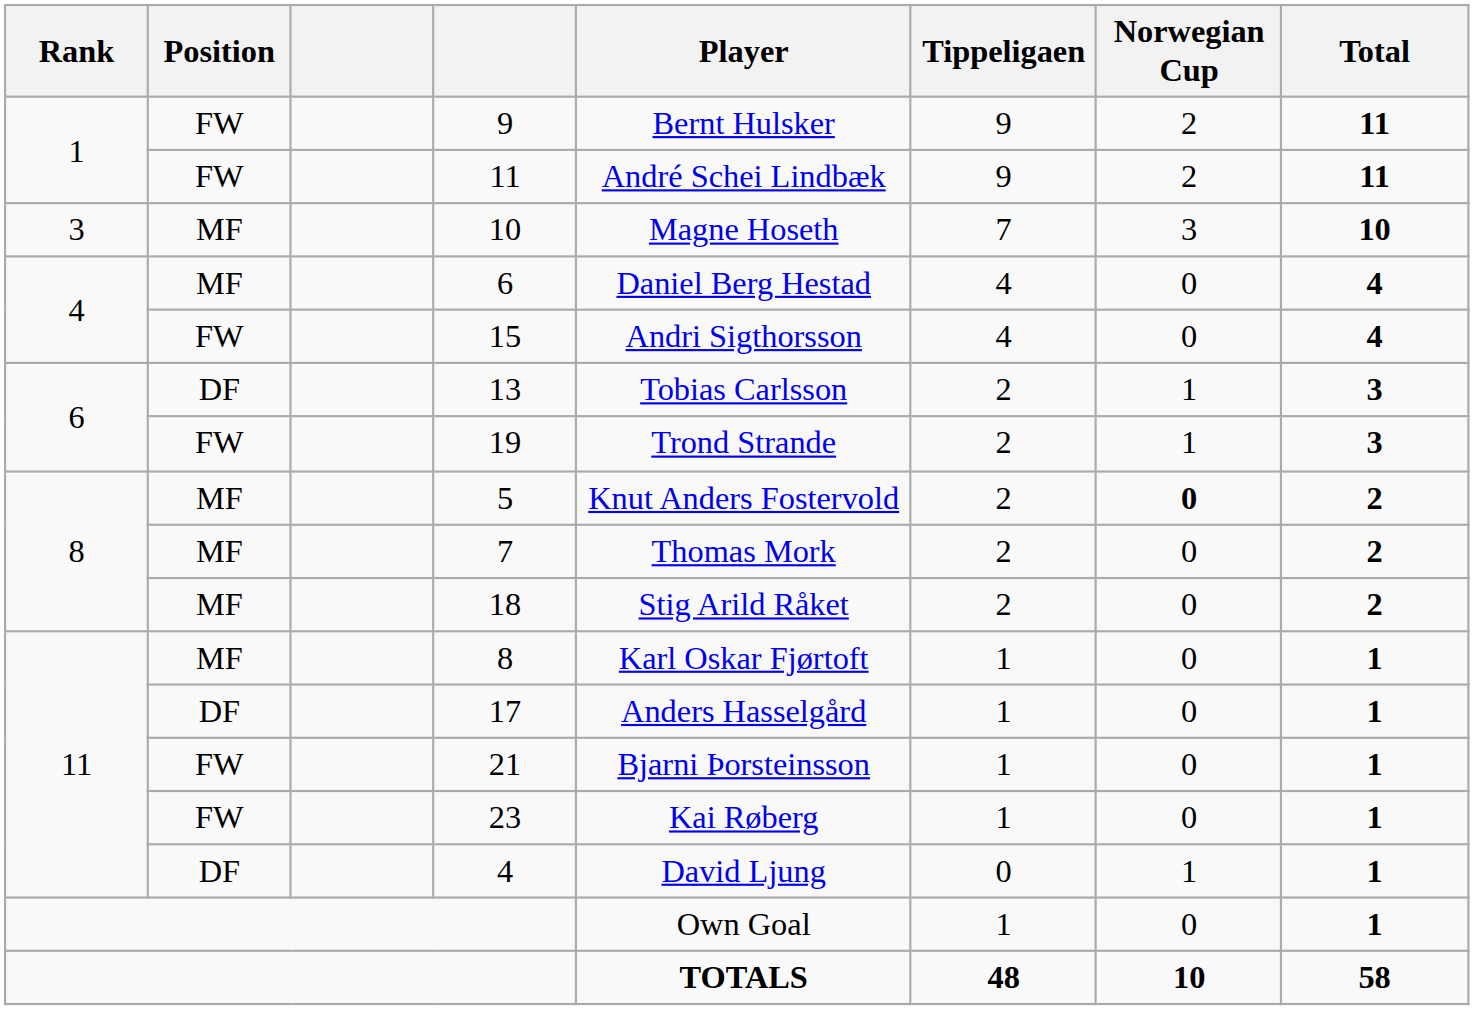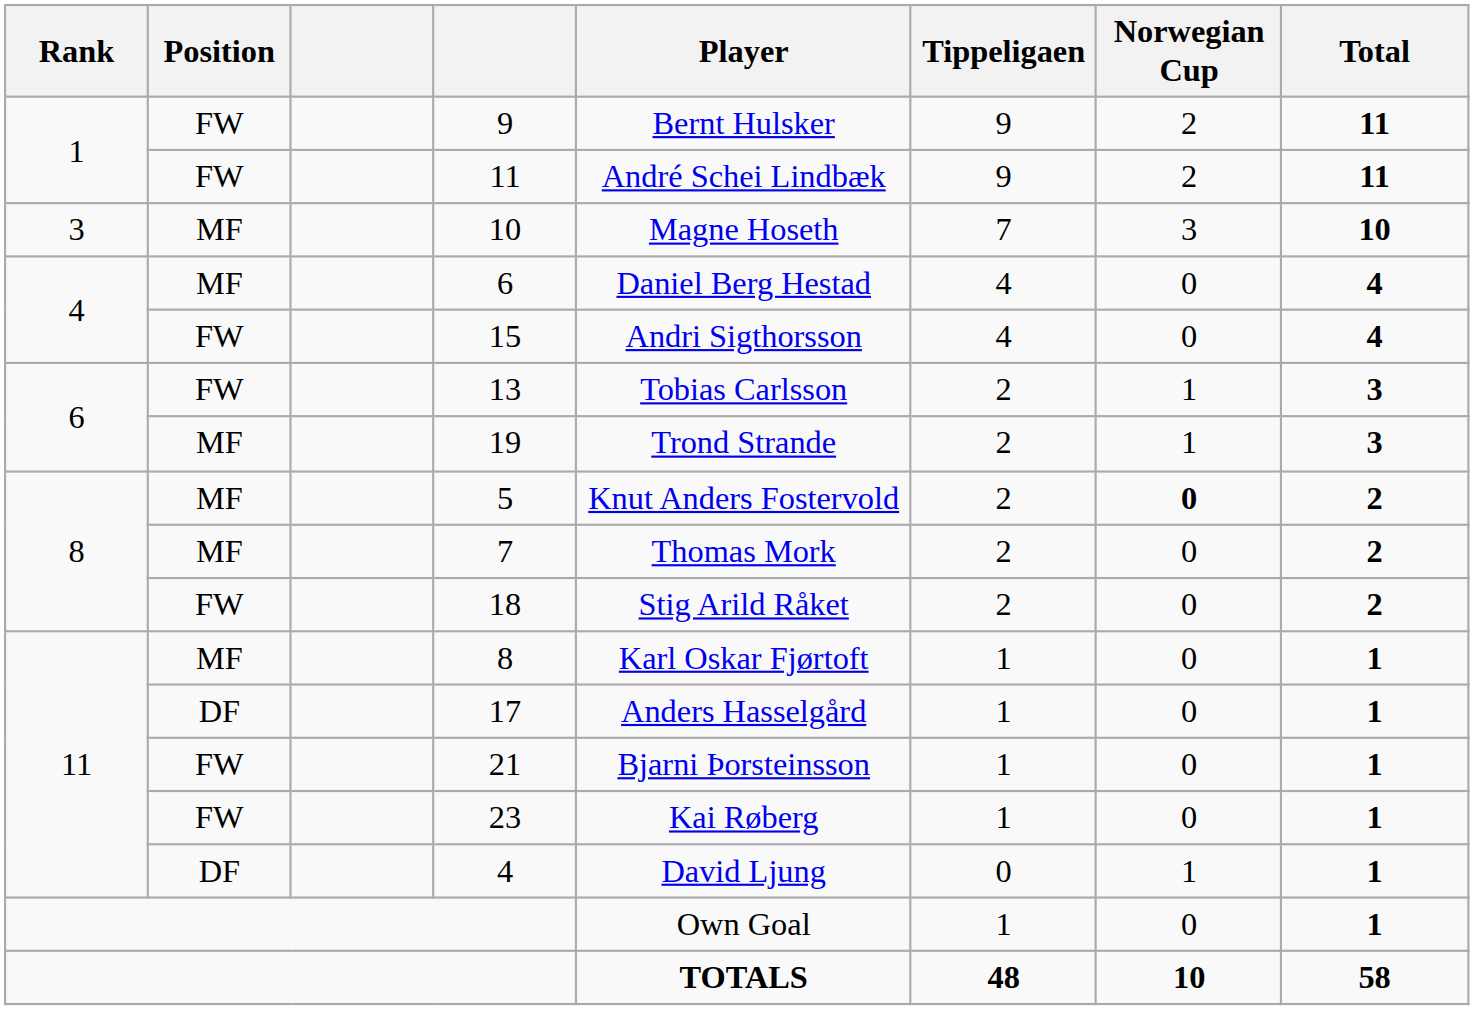(219, 390) DF -> (219, 390) FW
(219, 443) FW -> (219, 443) MF
(219, 603) MF -> (219, 603) FW
